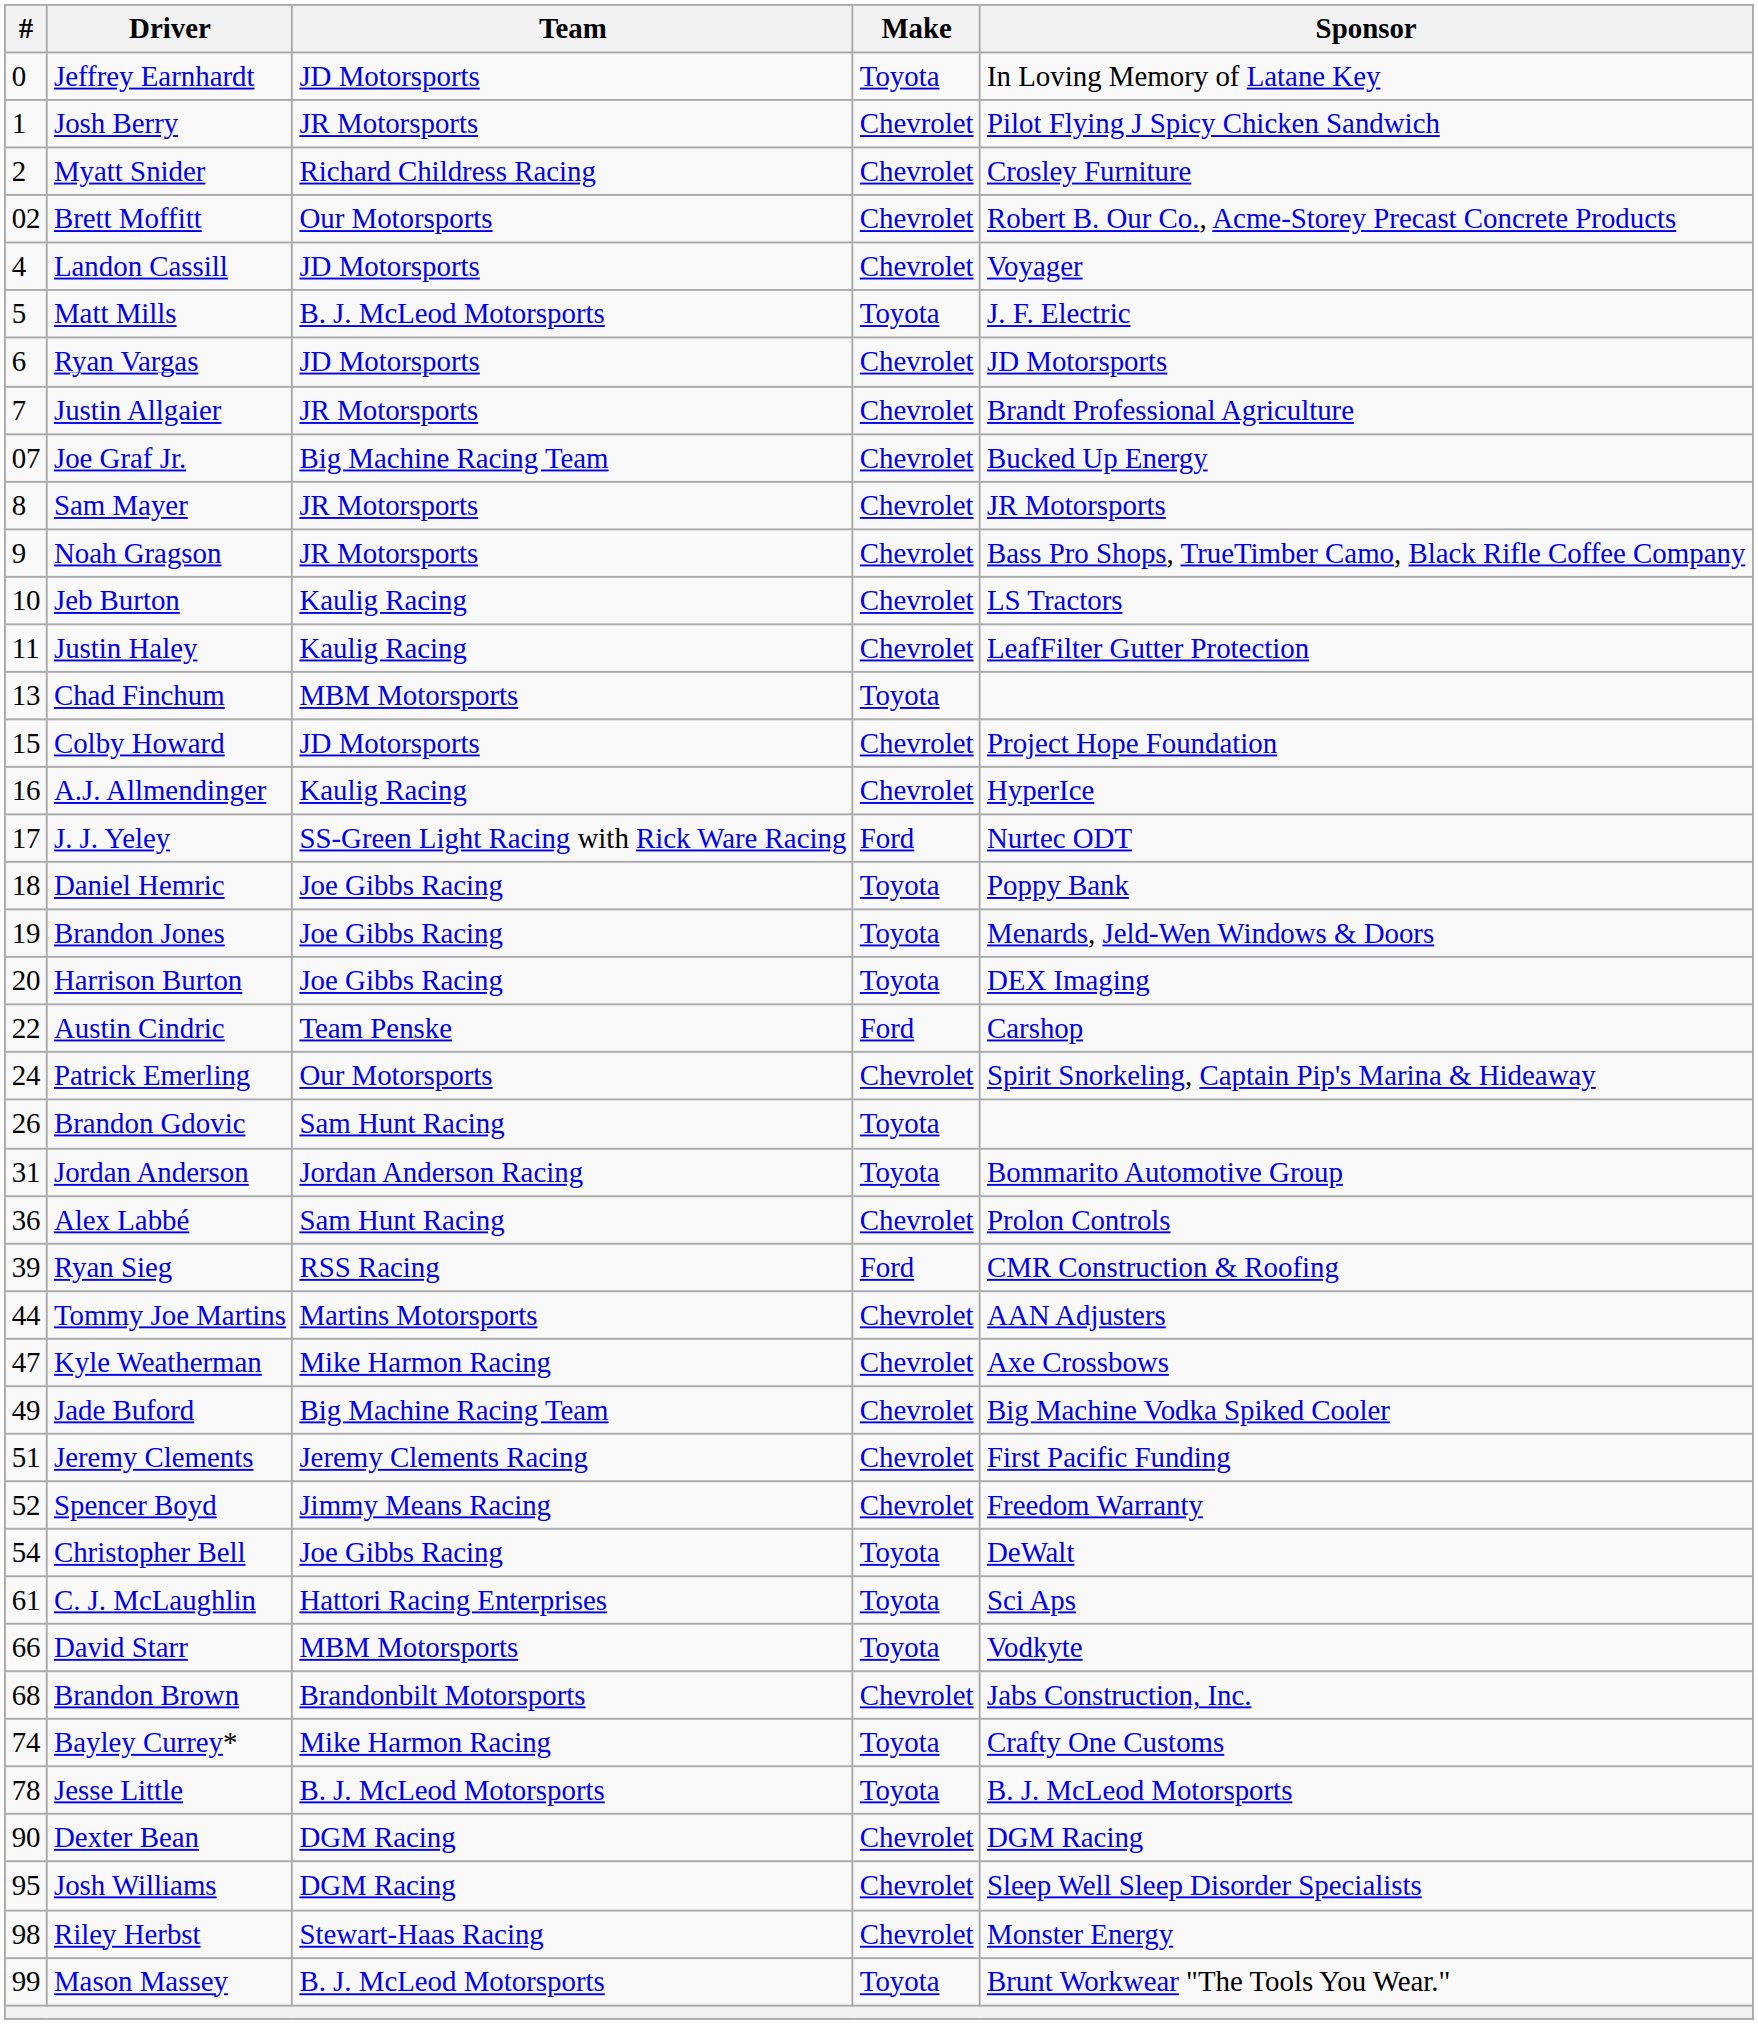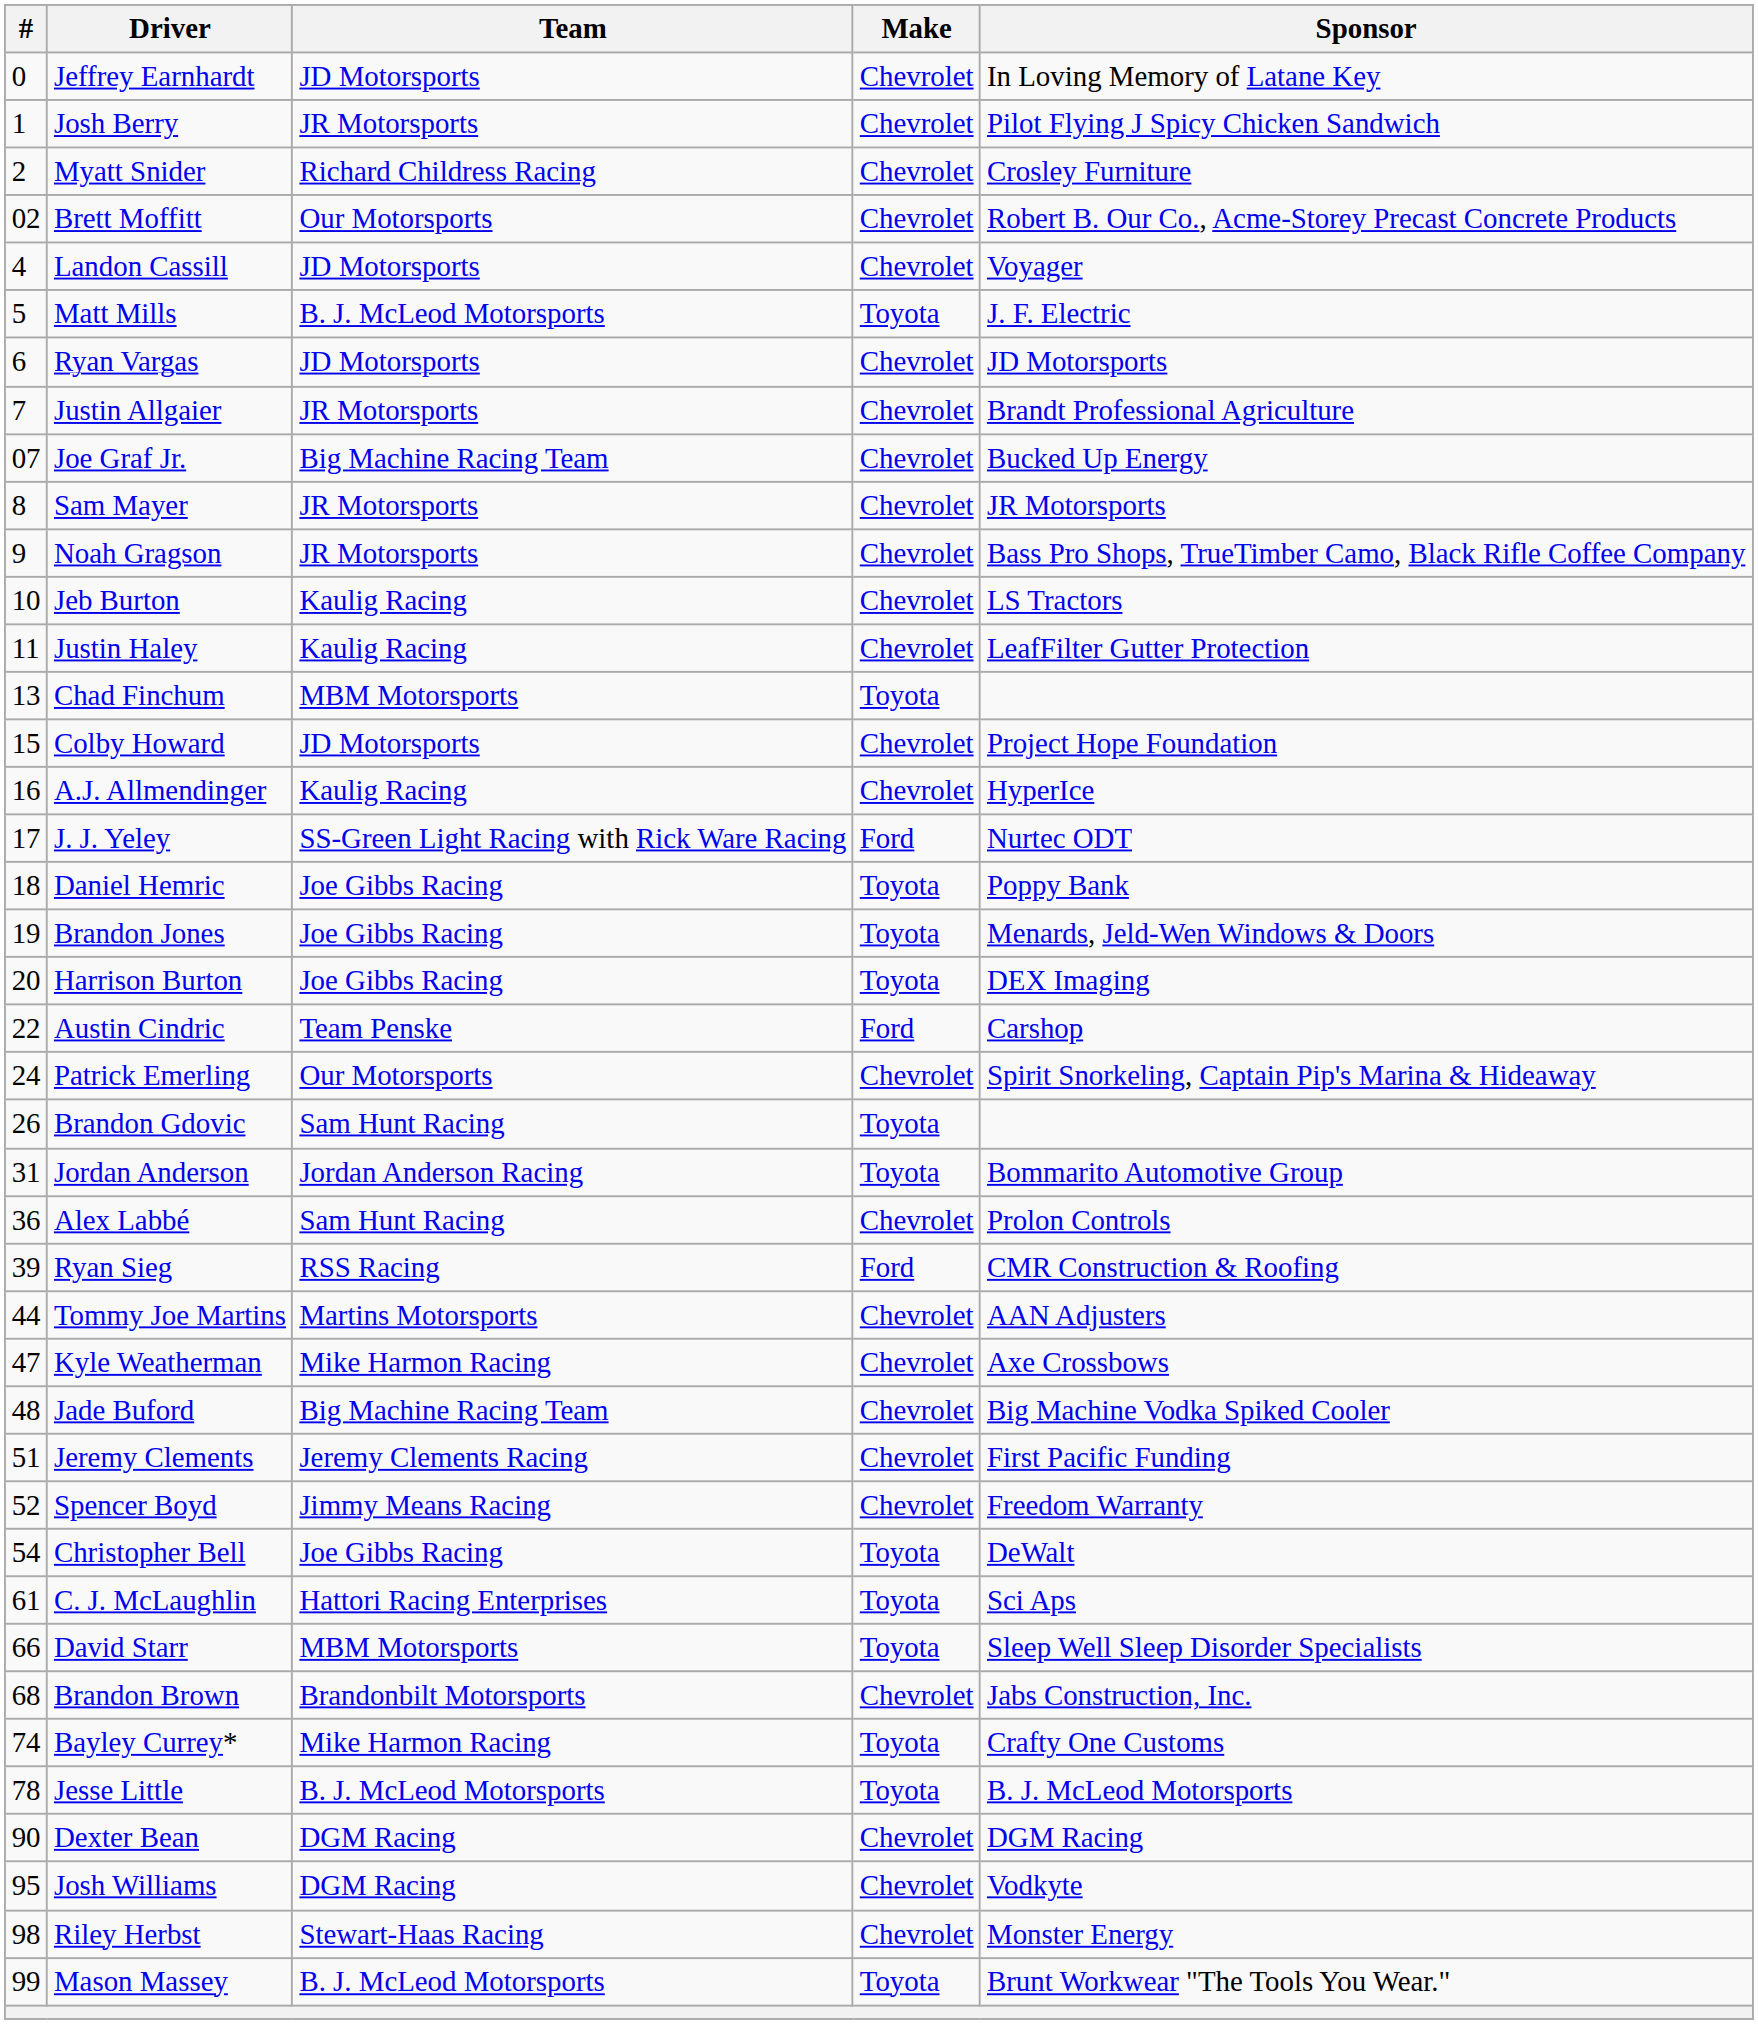(900, 76) Toyota -> (917, 76) Chevrolet
(26, 1409) 49 -> (26, 1409) 48
(1035, 1647) Vodkyte -> (1204, 1647) Sleep Well Sleep Disorder Specialists
(1204, 1885) Sleep Well Sleep Disorder Specialists -> (1035, 1885) Vodkyte
